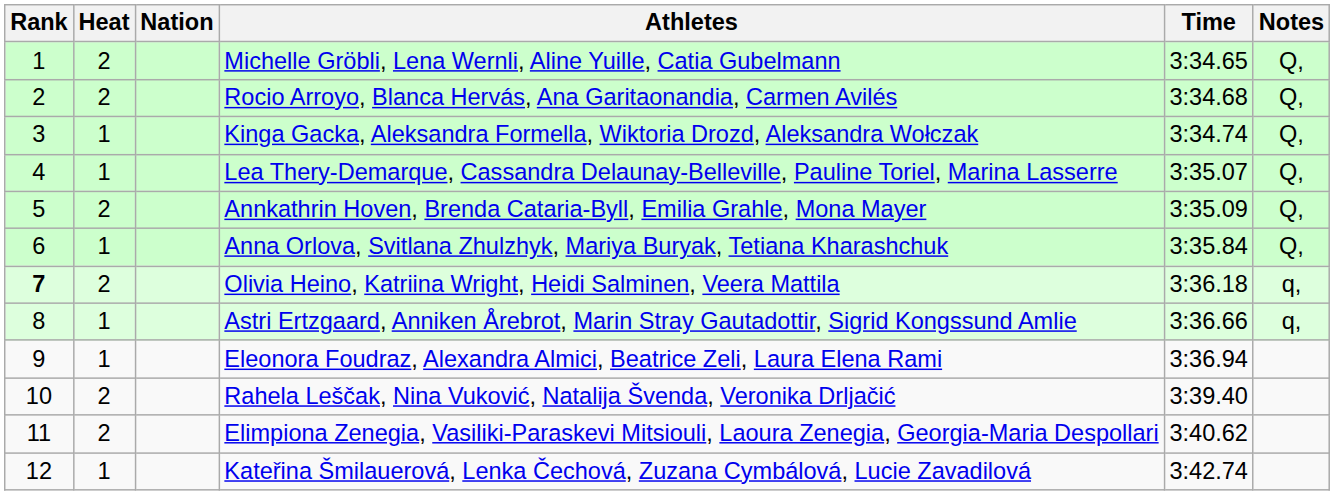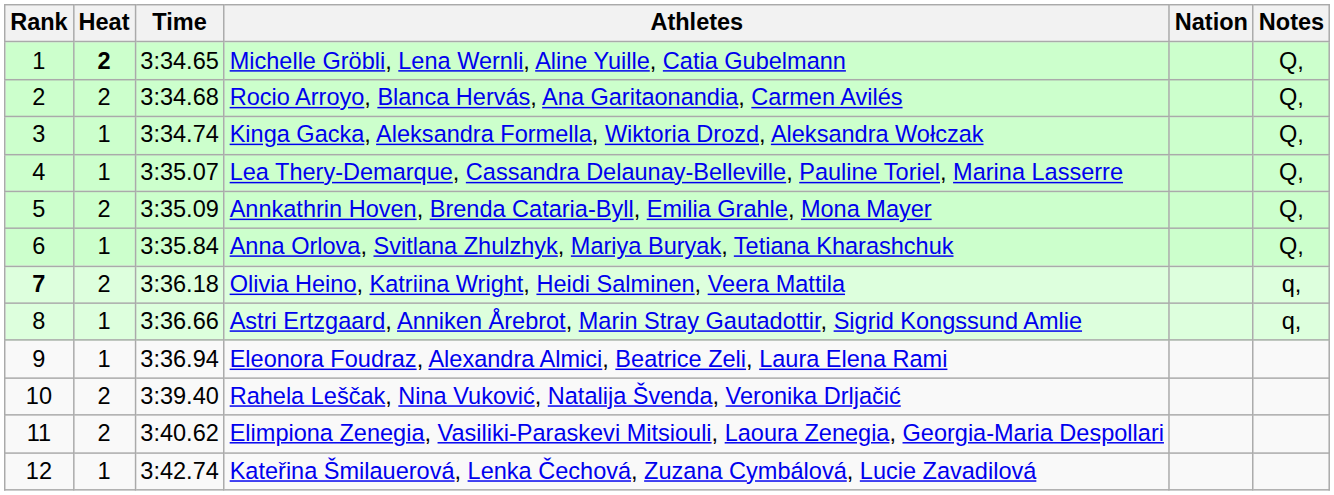columns swapped: (177, 23) <-> (1209, 23)
(104, 60) normal -> (104, 60) bold
